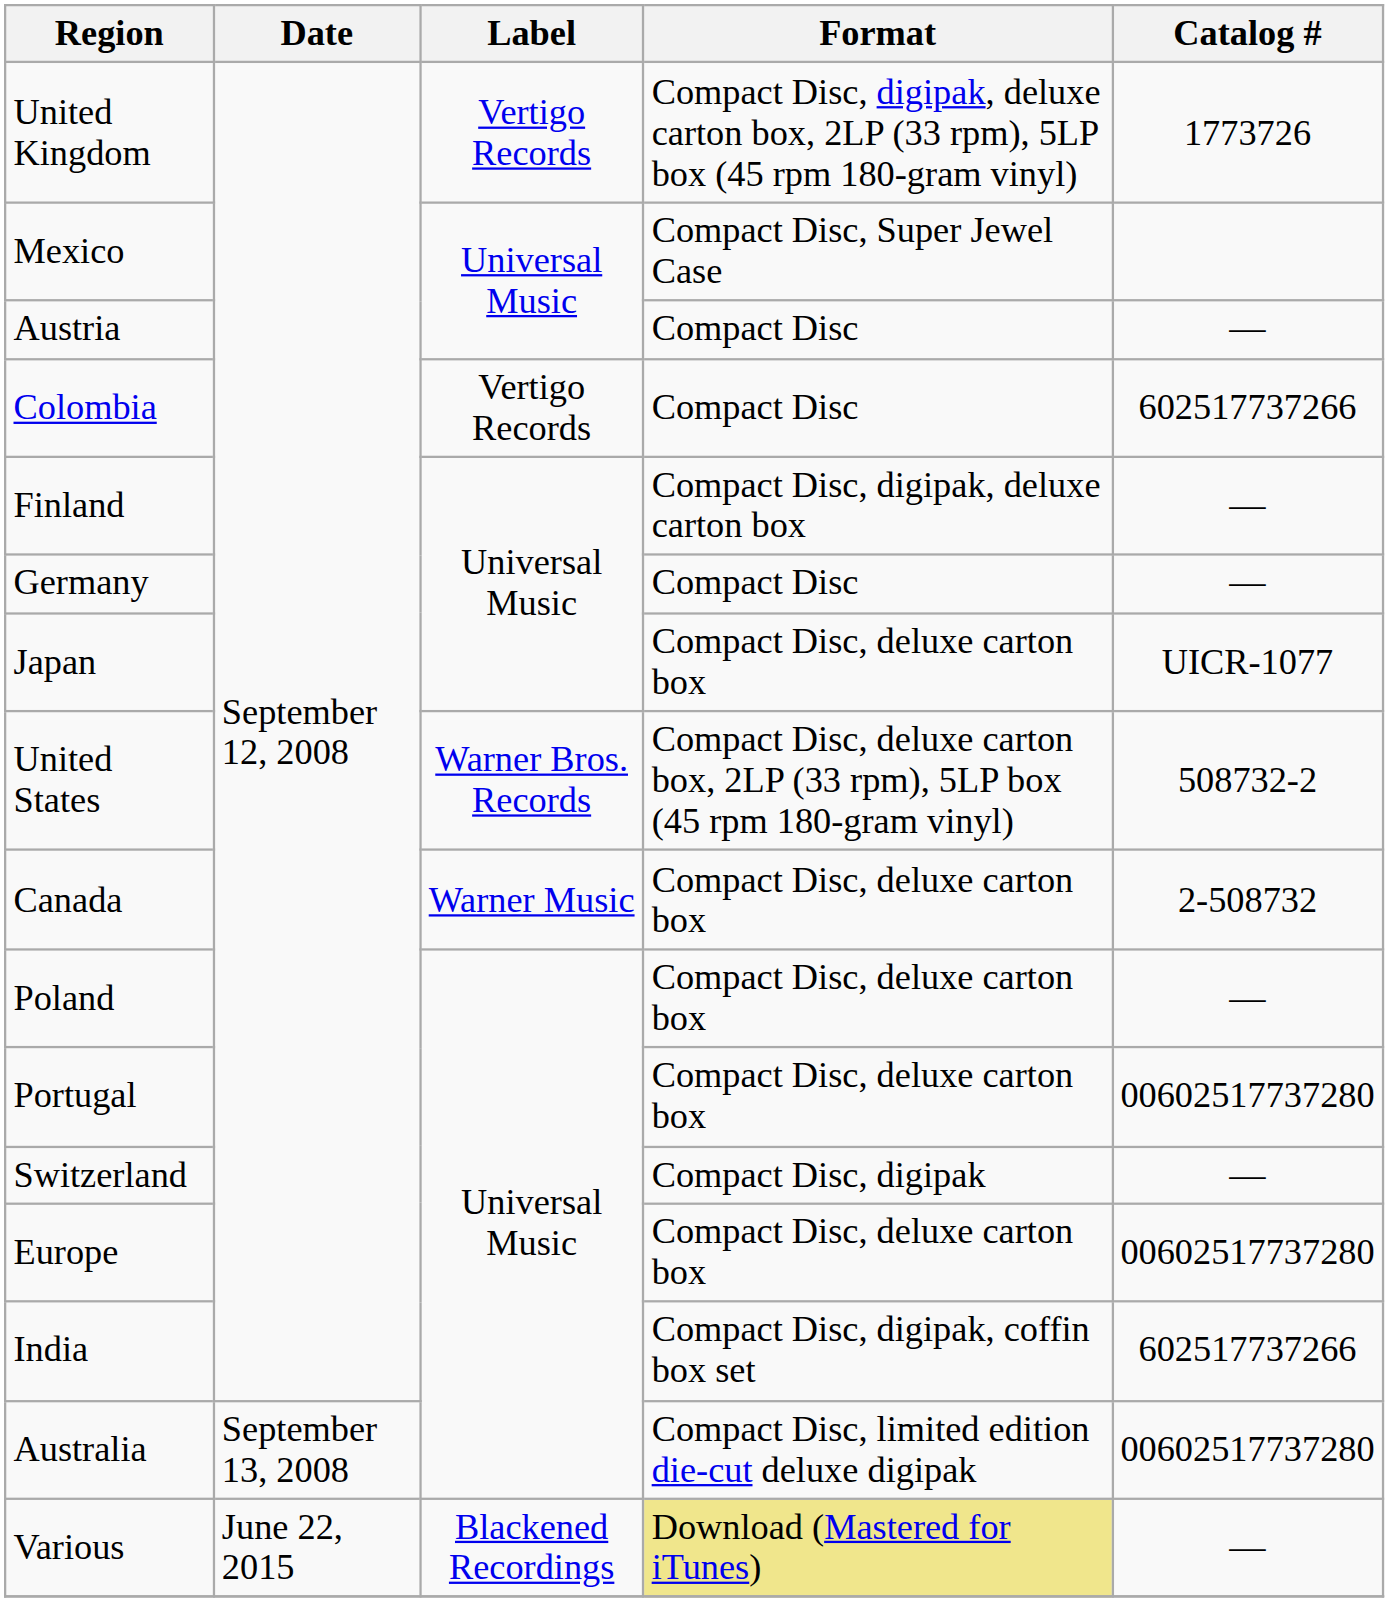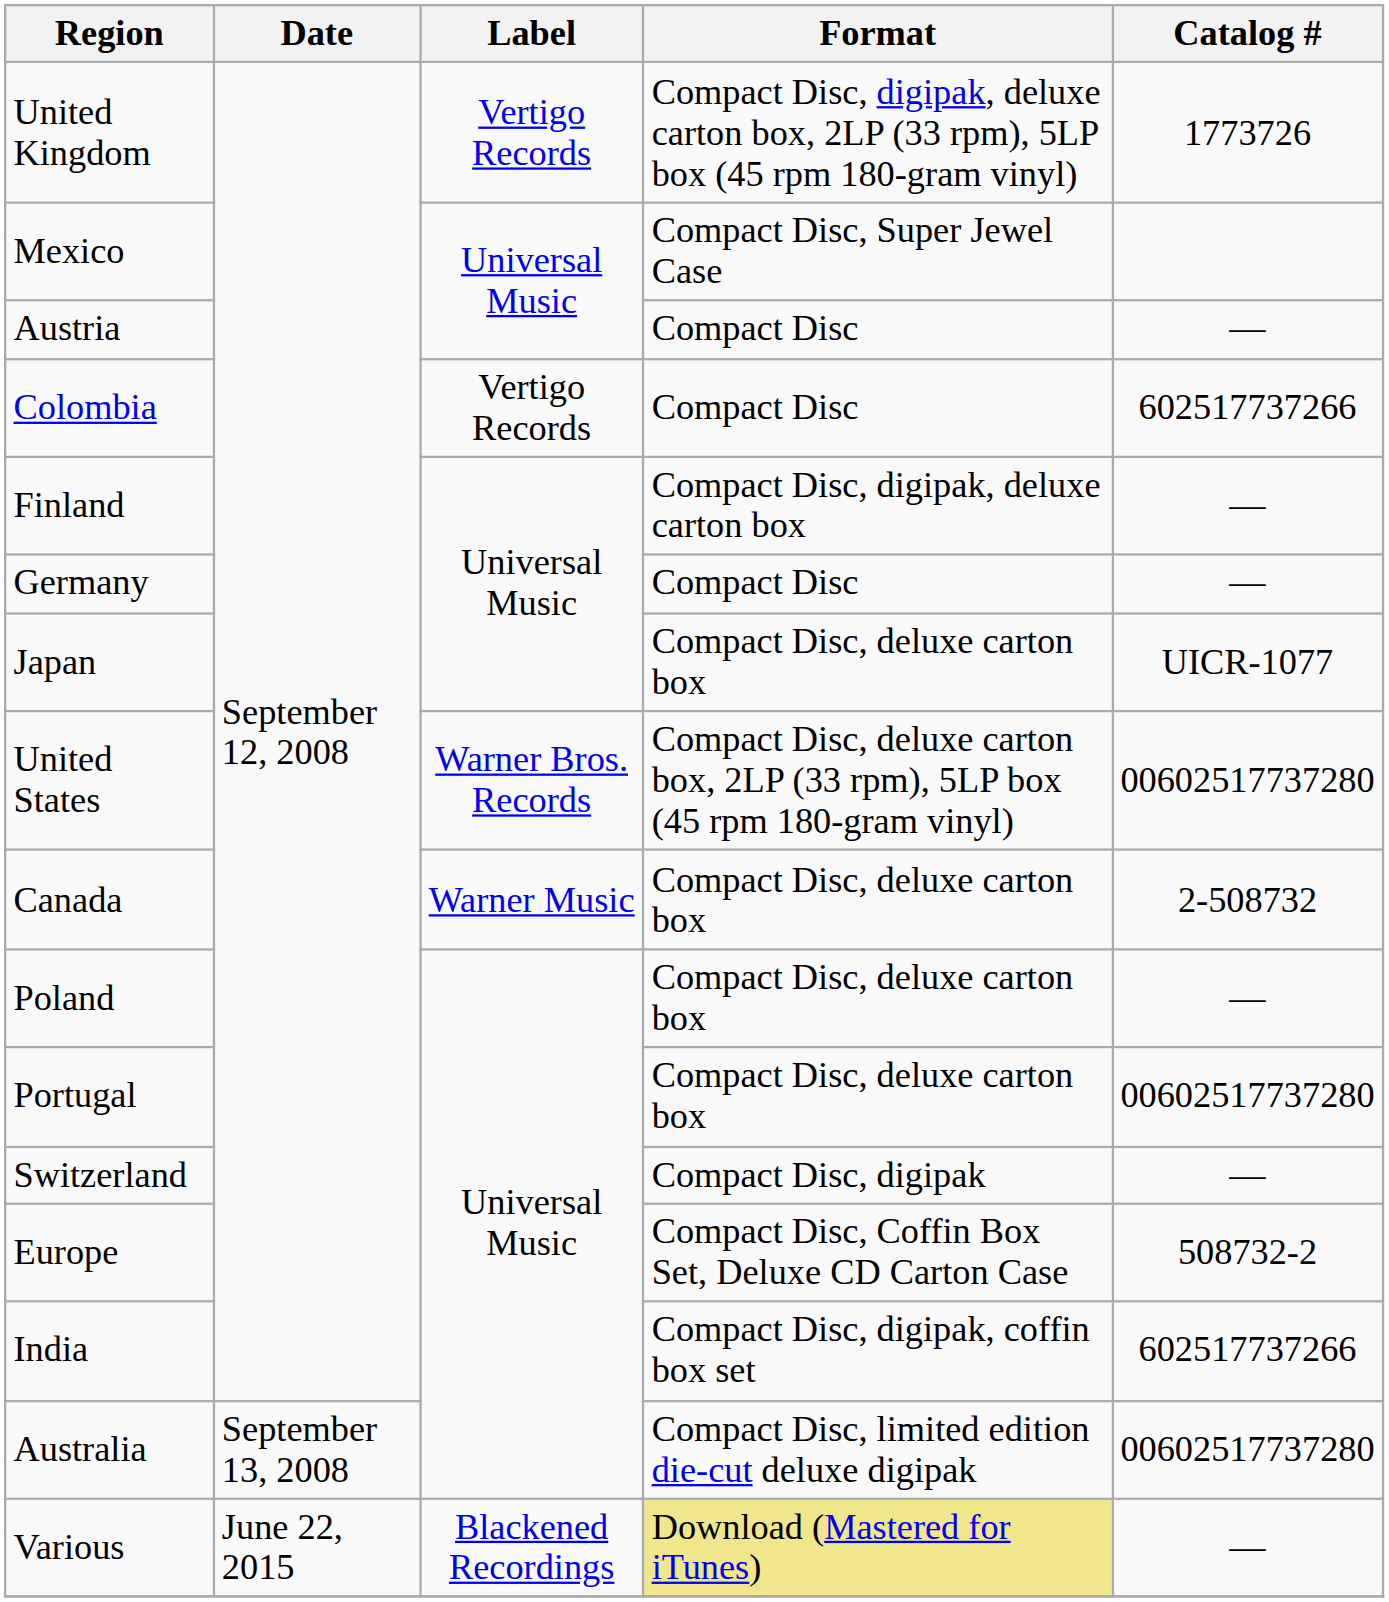(1248, 780) 508732-2 -> (1247, 780) 00602517737280
(862, 1252) Compact Disc, deluxe carton box -> (860, 1252) Compact Disc, Coffin Box Set, Deluxe CD Carton Case
(1247, 1252) 00602517737280 -> (1248, 1252) 508732-2
